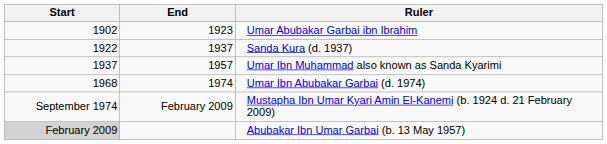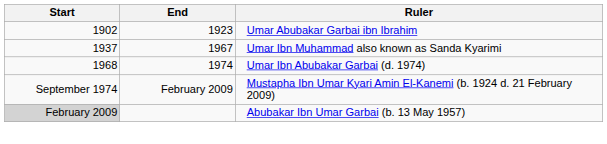- row: (299, 48)
(220, 65) 1957 -> (220, 48) 1967
